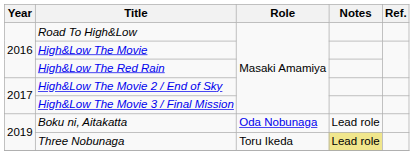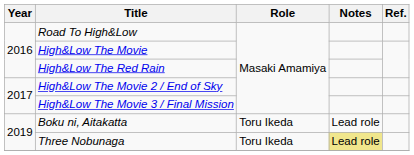(278, 123) Oda Nobunaga -> (266, 123) Toru Ikeda
